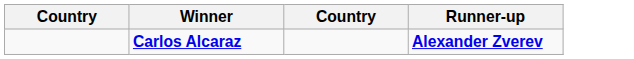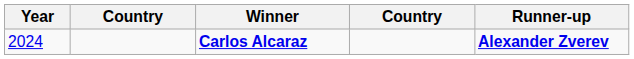+ column: (38, 16)
